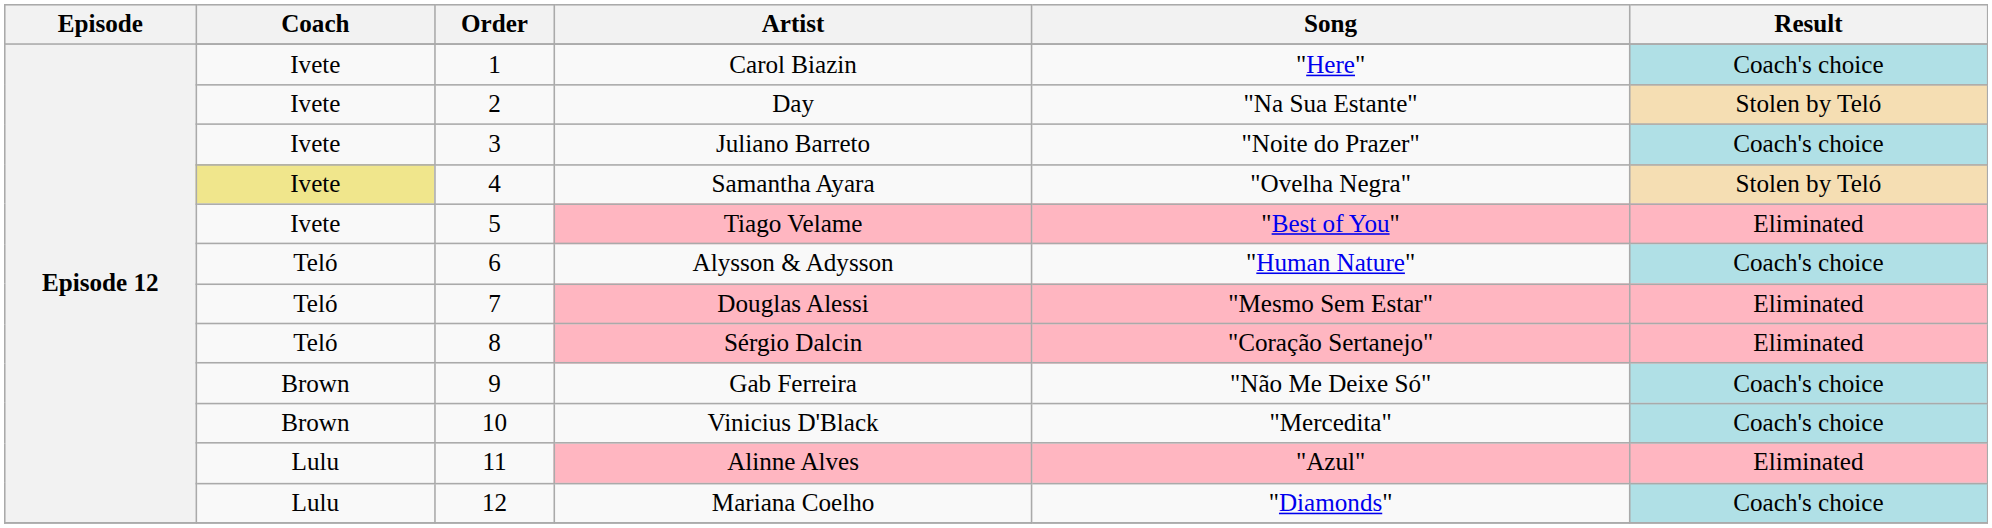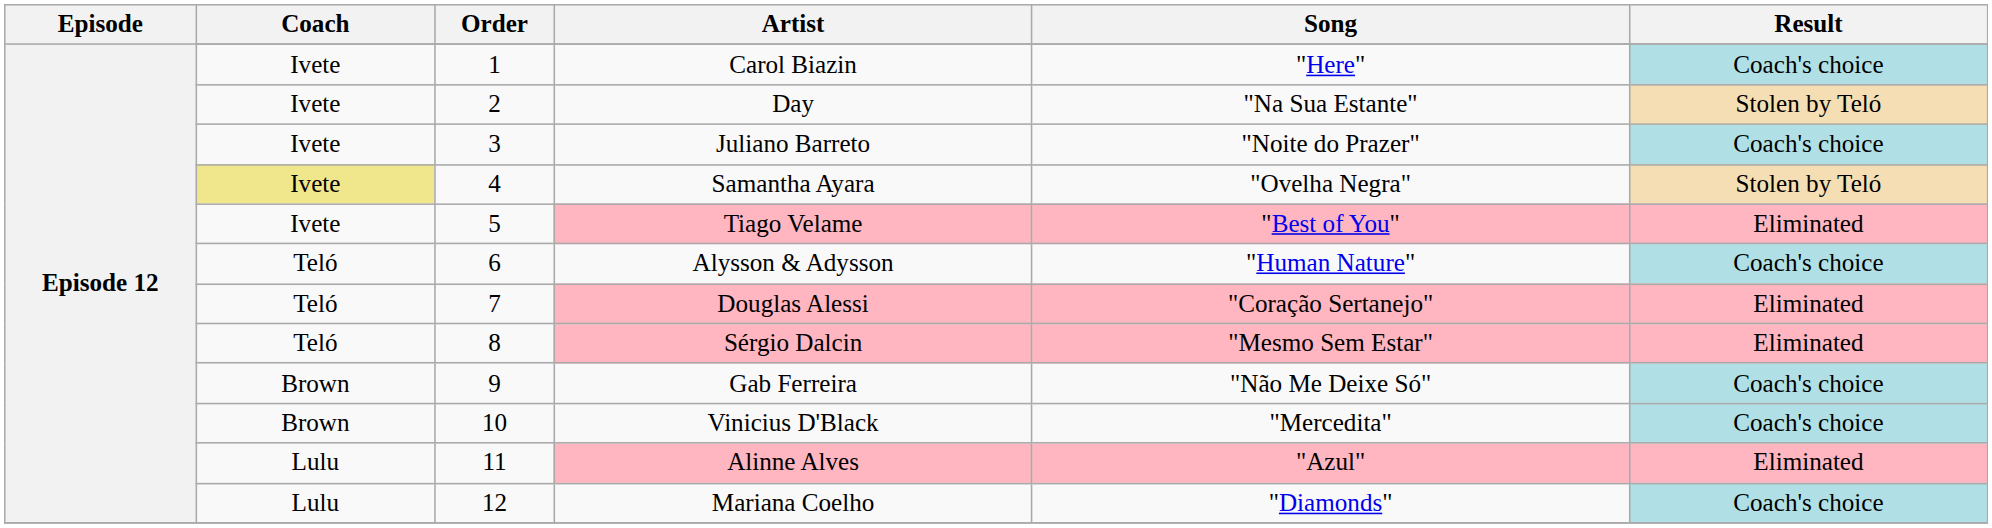(1331, 303) "Mesmo Sem Estar" -> (1331, 303) "Coração Sertanejo"
(1331, 343) "Coração Sertanejo" -> (1331, 343) "Mesmo Sem Estar"
